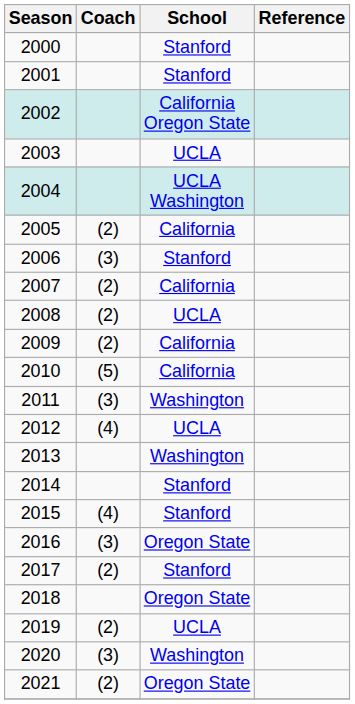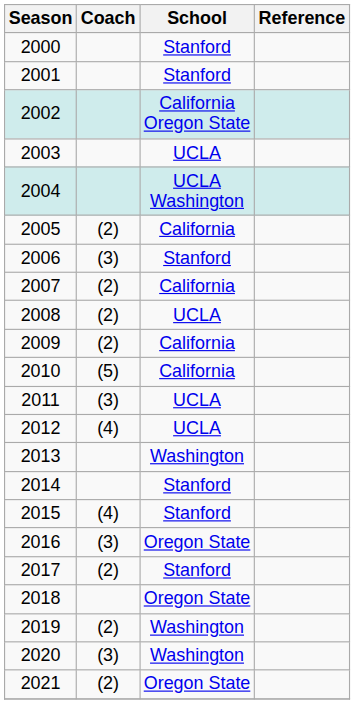(197, 400) Washington -> (197, 400) UCLA
(197, 627) UCLA -> (197, 627) Washington
